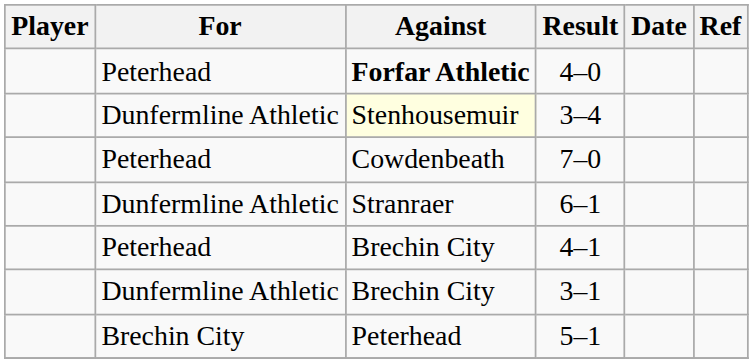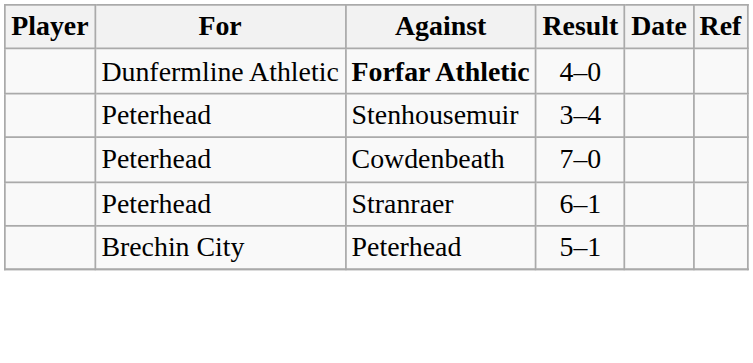(156, 70) Peterhead -> (220, 70) Dunfermline Athletic
(220, 114) Dunfermline Athletic -> (156, 114) Peterhead
(435, 114) lightyellow background -> (435, 114) no background
(220, 203) Dunfermline Athletic -> (156, 203) Peterhead
- row: (580, 247)
- row: (580, 291)
